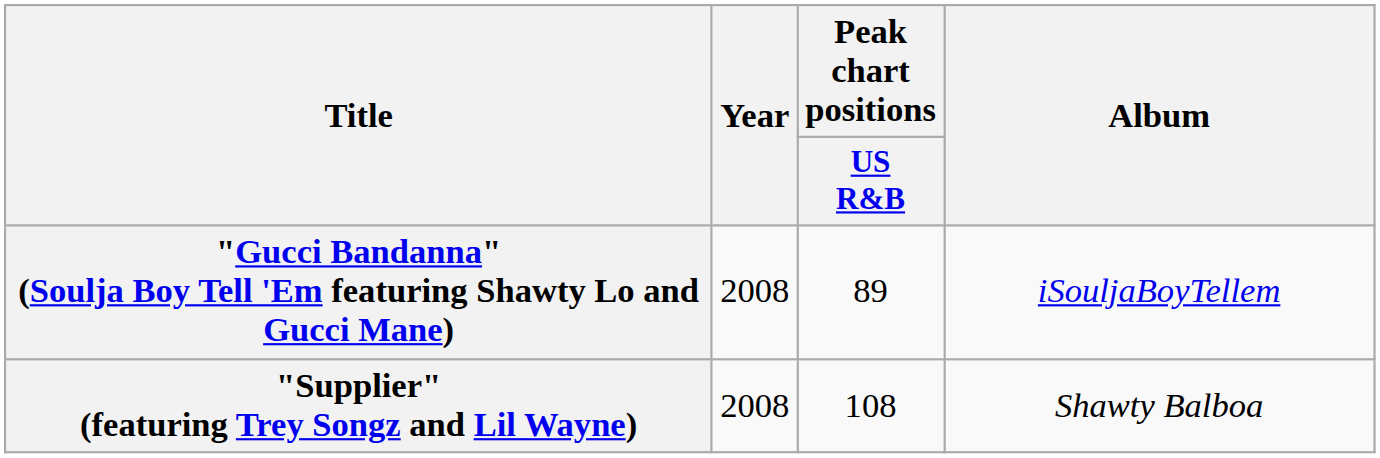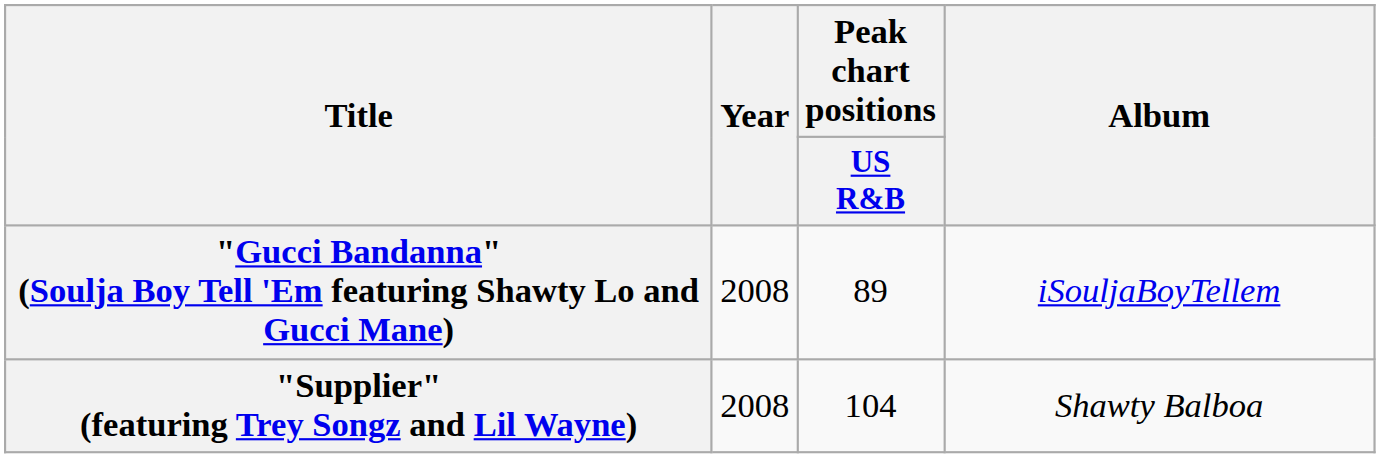(871, 404) 108 -> (871, 404) 104
